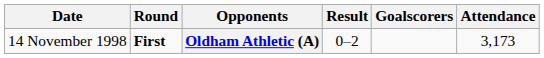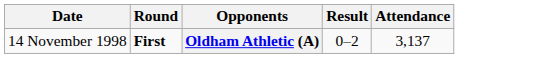- column: (414, 16)
(498, 41) 3,173 -> (413, 41) 3,137
